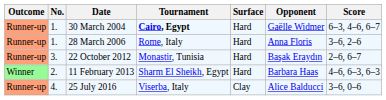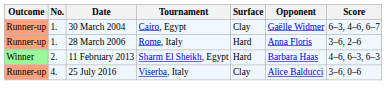(164, 26) bold -> (162, 26) normal
(242, 26) Hard -> (242, 26) Clay
- row: (100, 56)
